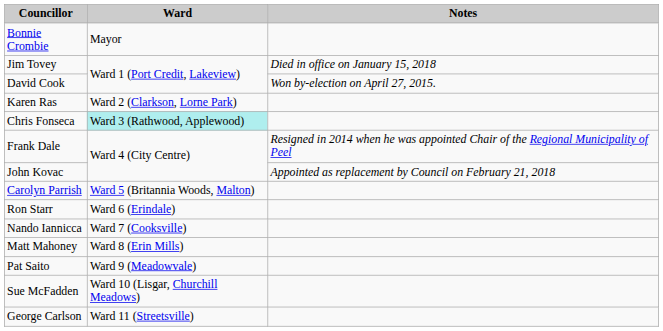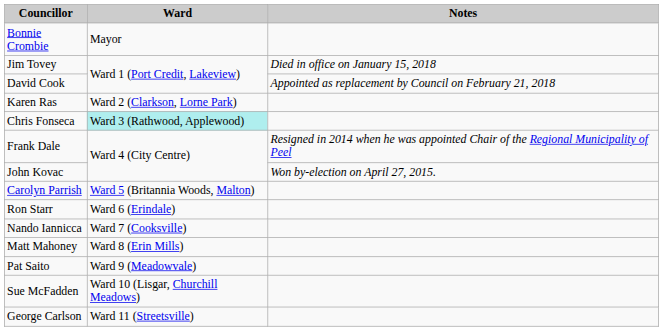(353, 83) Won by-election on April 27, 2015. -> (413, 83) Appointed as replacement by Council on February 21, 2018
(413, 171) Appointed as replacement by Council on February 21, 2018 -> (353, 171) Won by-election on April 27, 2015.
